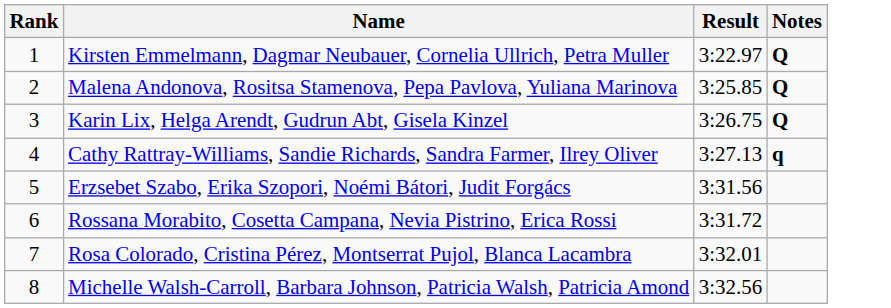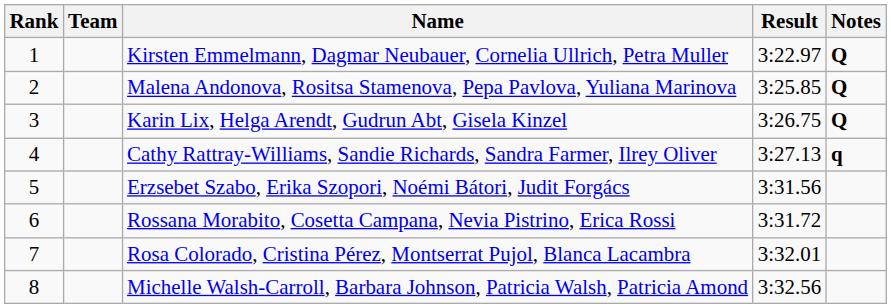+ column: (93, 21)
